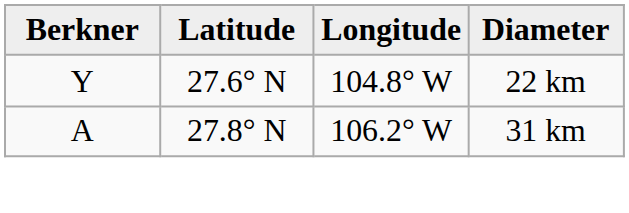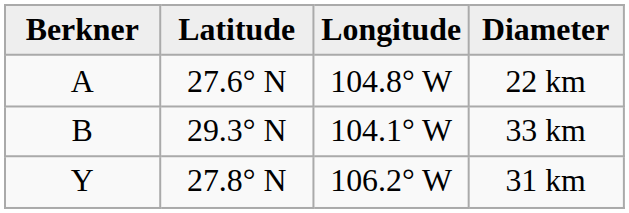(82, 80) Y -> (82, 80) A
+ row: (546, 130)
(82, 130) A -> (82, 181) Y
